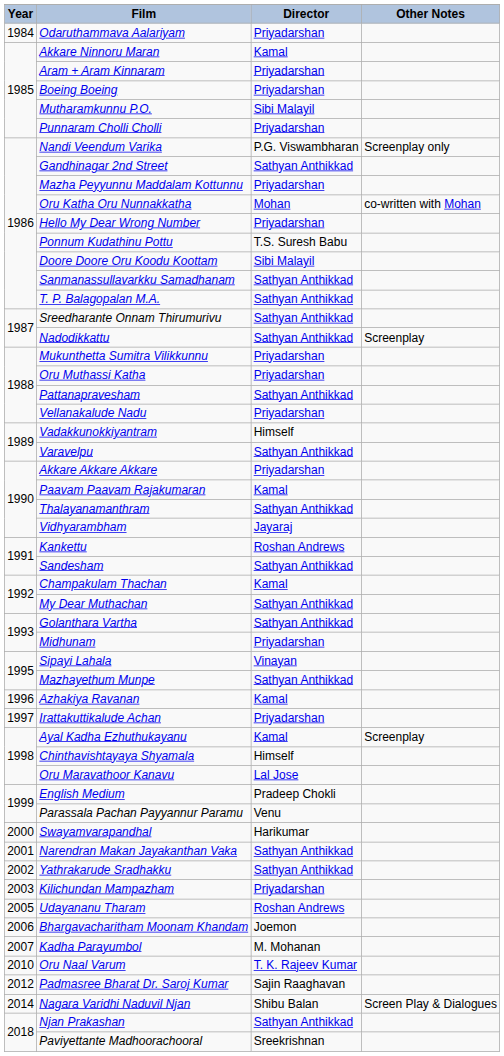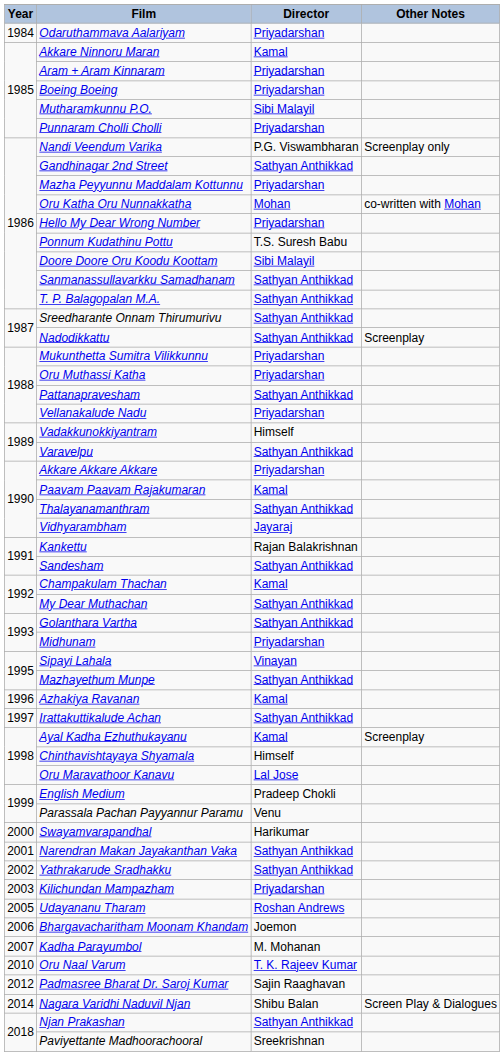(299, 546) Roshan Andrews -> (306, 546) Rajan Balakrishnan
(289, 718) Priyadarshan -> (303, 718) Sathyan Anthikkad
